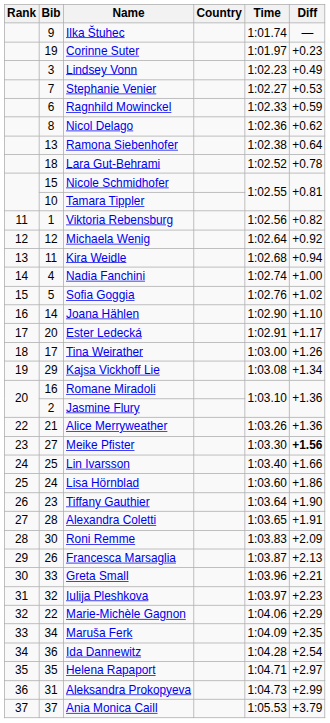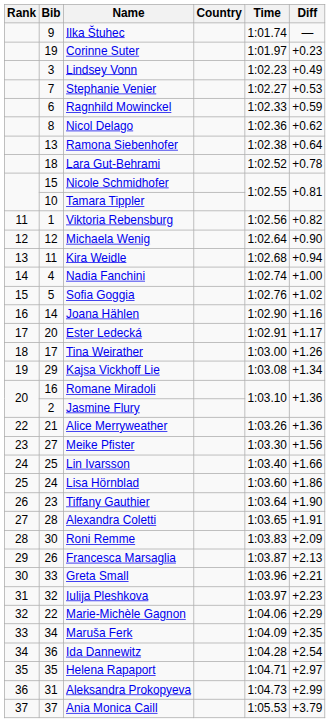(307, 239) +0.92 -> (307, 239) +0.90
(307, 314) +1.10 -> (307, 314) +1.16
(307, 445) bold -> (307, 445) normal
